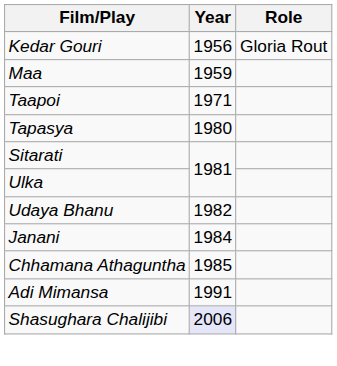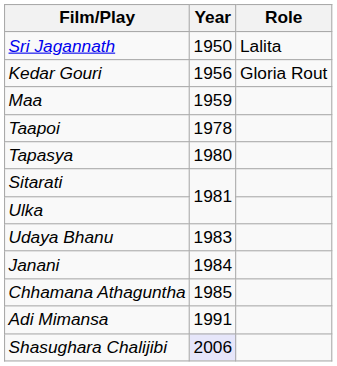+ row: (62, 45)
(213, 100) 1971 -> (213, 127) 1978
(213, 210) 1982 -> (213, 237) 1983
